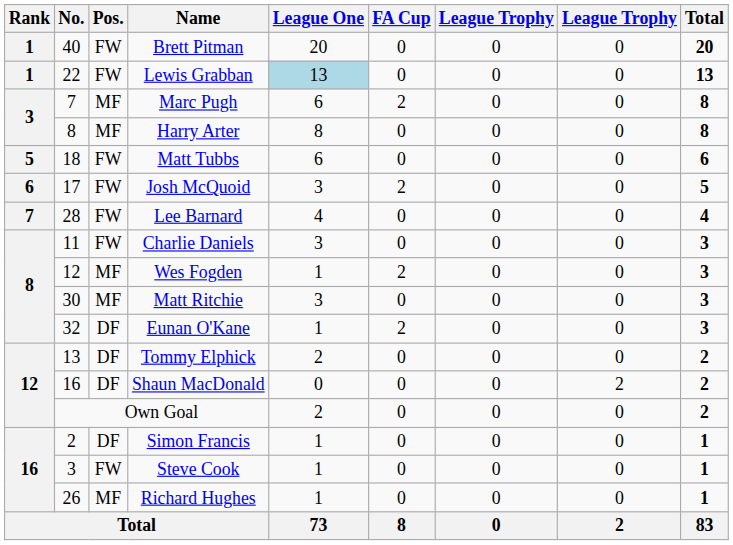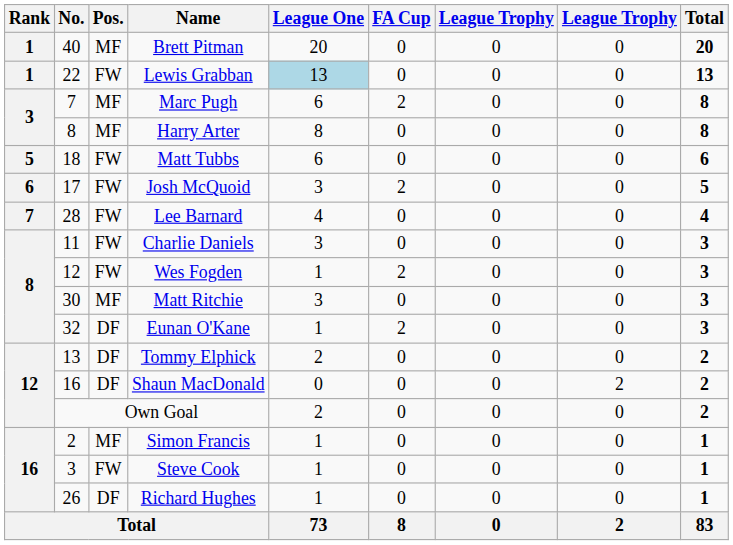(108, 46) FW -> (108, 46) MF
(108, 272) MF -> (108, 272) FW
(108, 441) DF -> (108, 441) MF
(108, 497) MF -> (108, 497) DF
